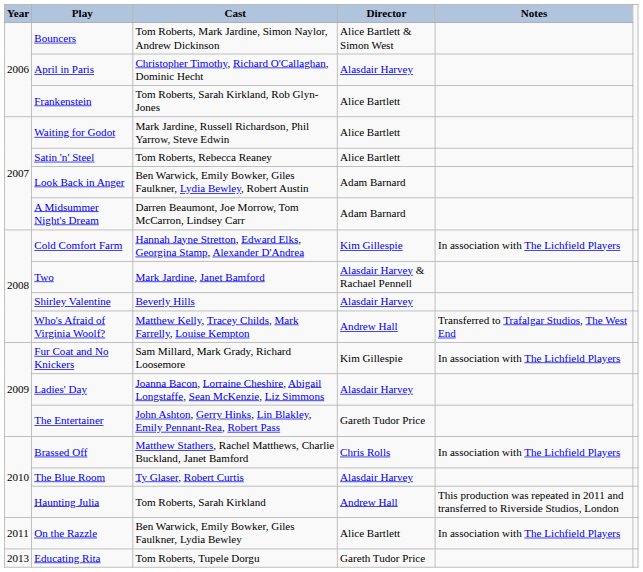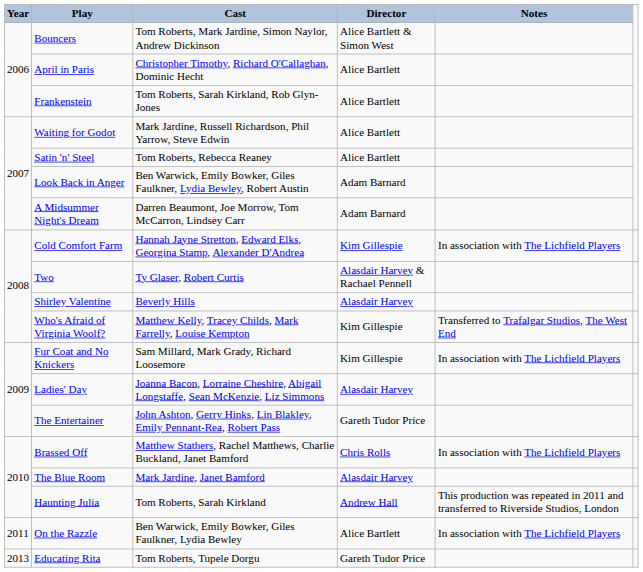(377, 70) Alasdair Harvey -> (370, 70) Alice Bartlett
(200, 277) Mark Jardine, Janet Bamford -> (190, 277) Ty Glaser, Robert Curtis
(369, 326) Andrew Hall -> (371, 326) Kim Gillespie
(190, 477) Ty Glaser, Robert Curtis -> (200, 477) Mark Jardine, Janet Bamford
